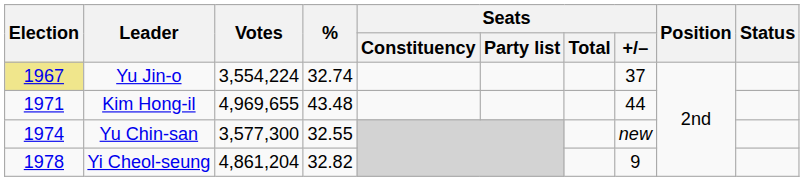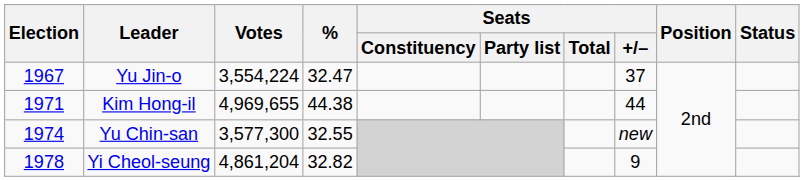(44, 76) khaki background -> (44, 76) no background
(330, 76) 32.74 -> (330, 76) 32.47
(330, 104) 43.48 -> (330, 104) 44.38
